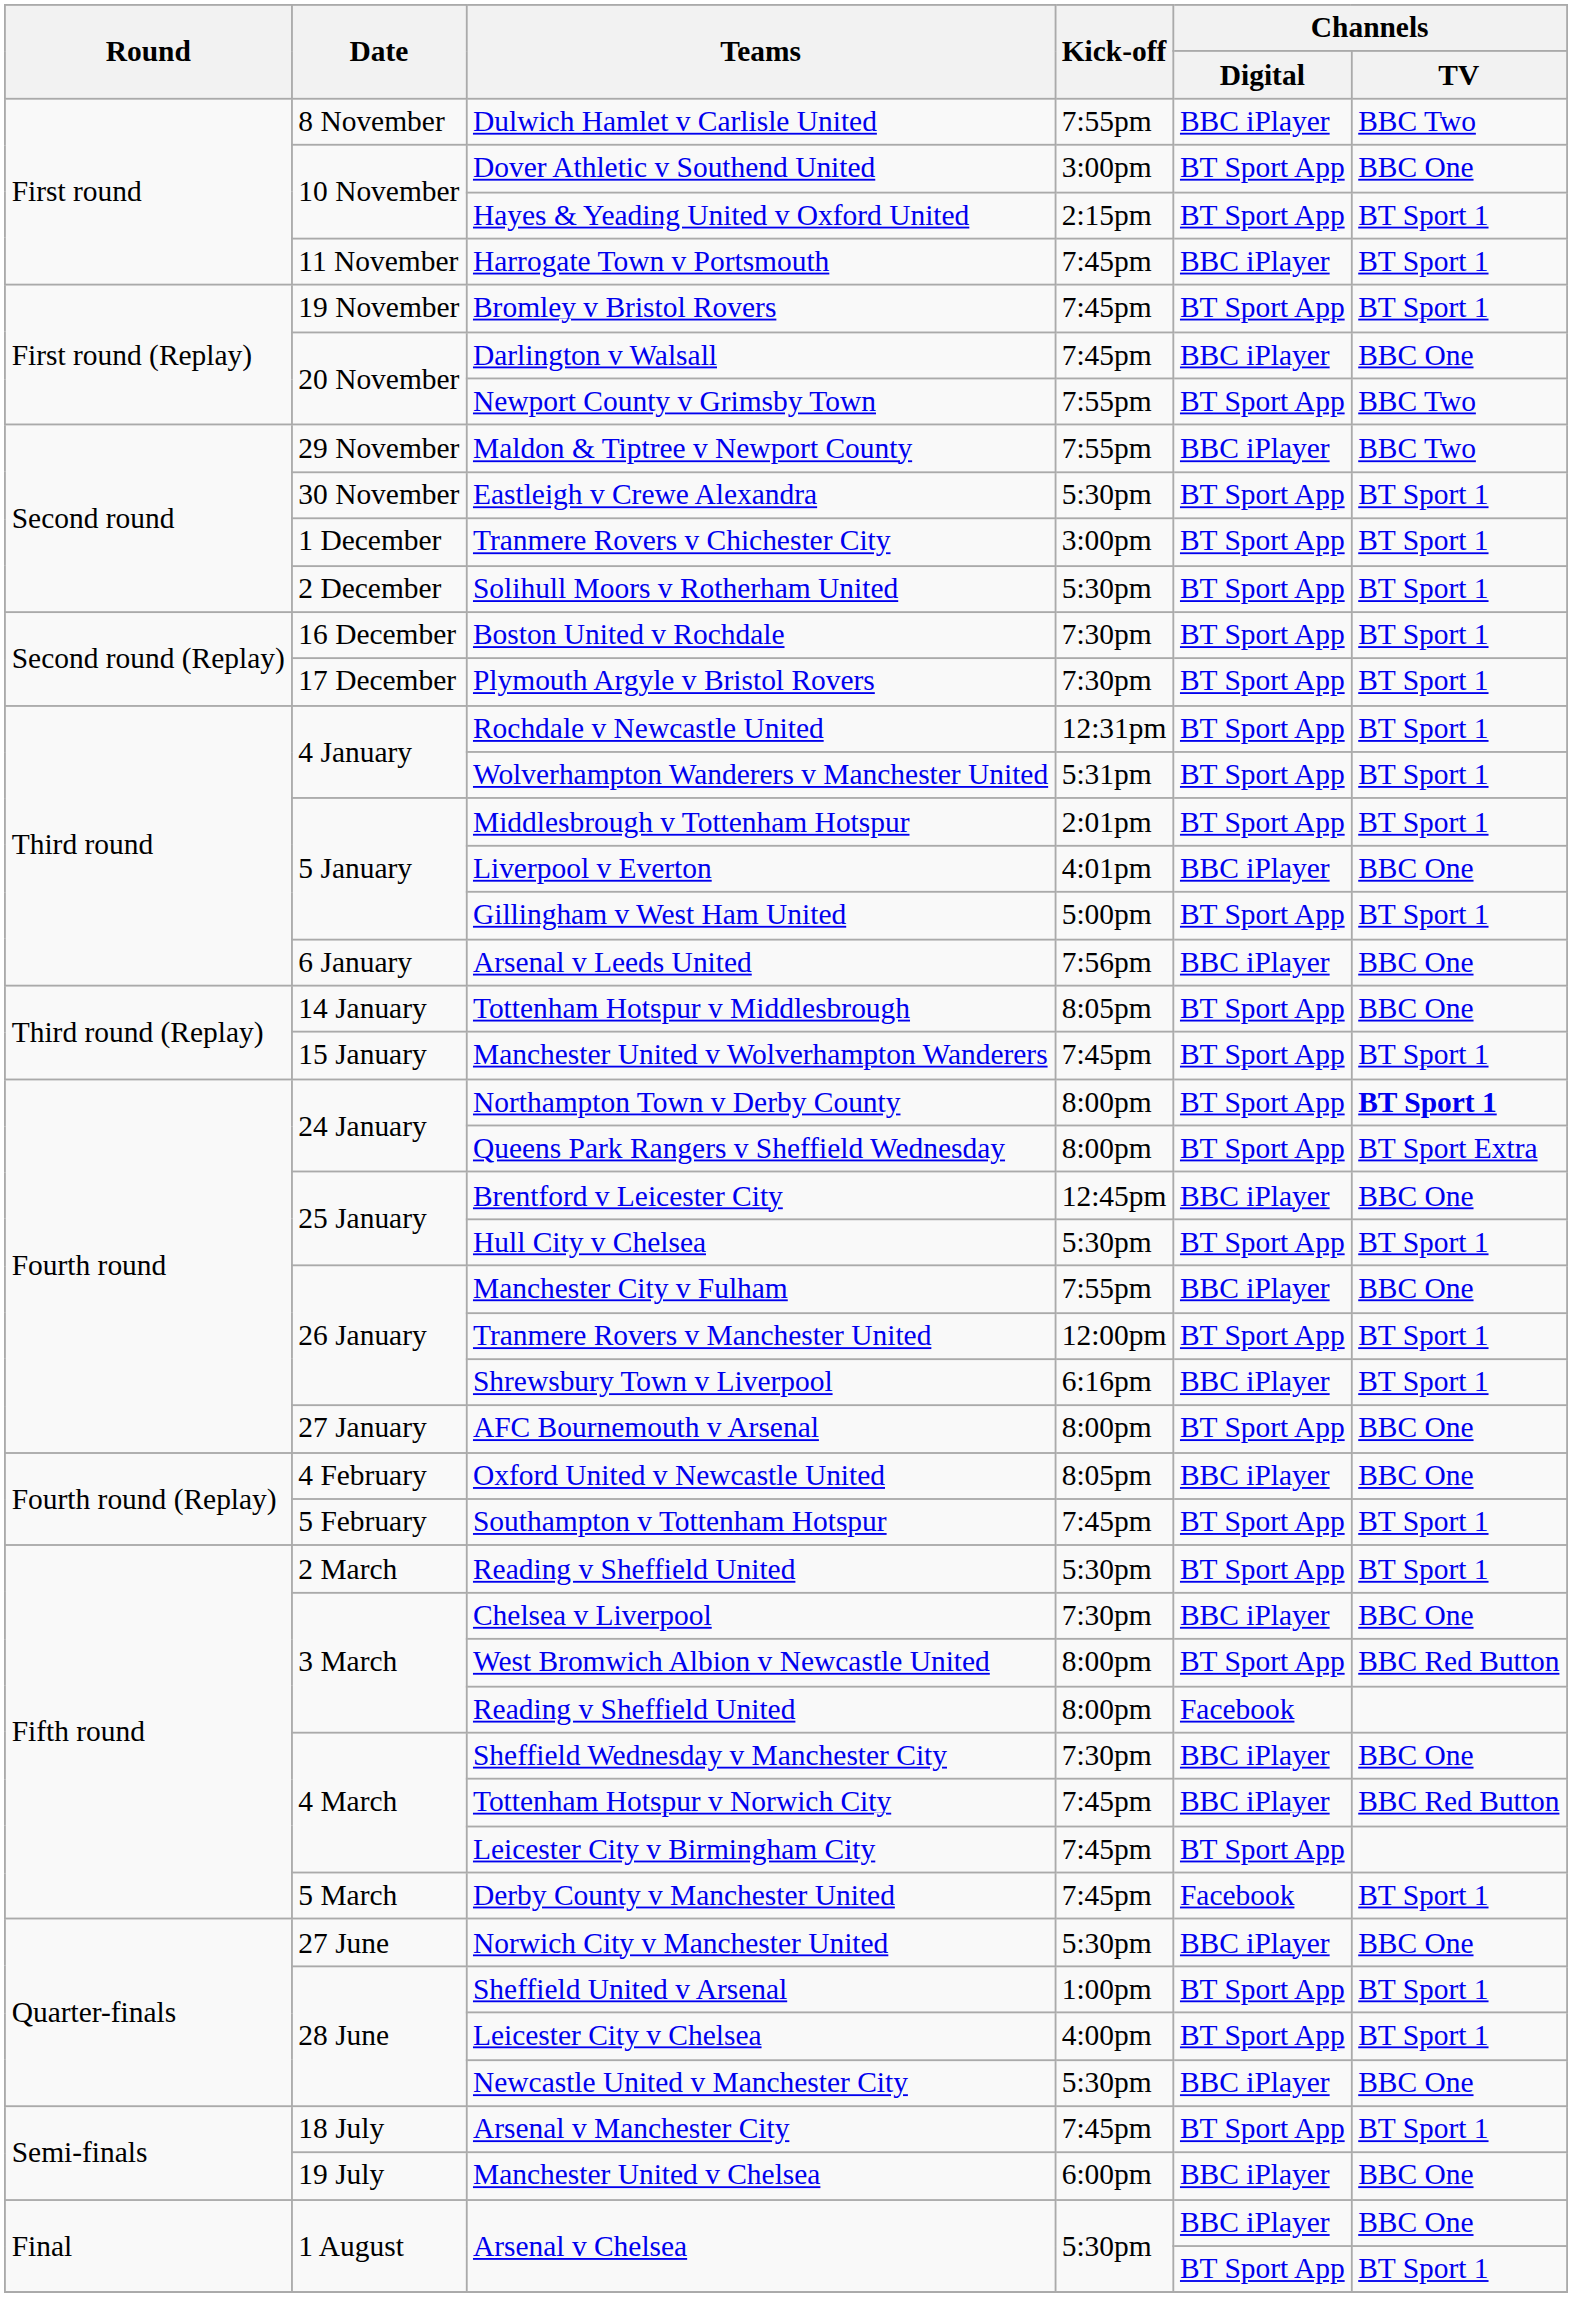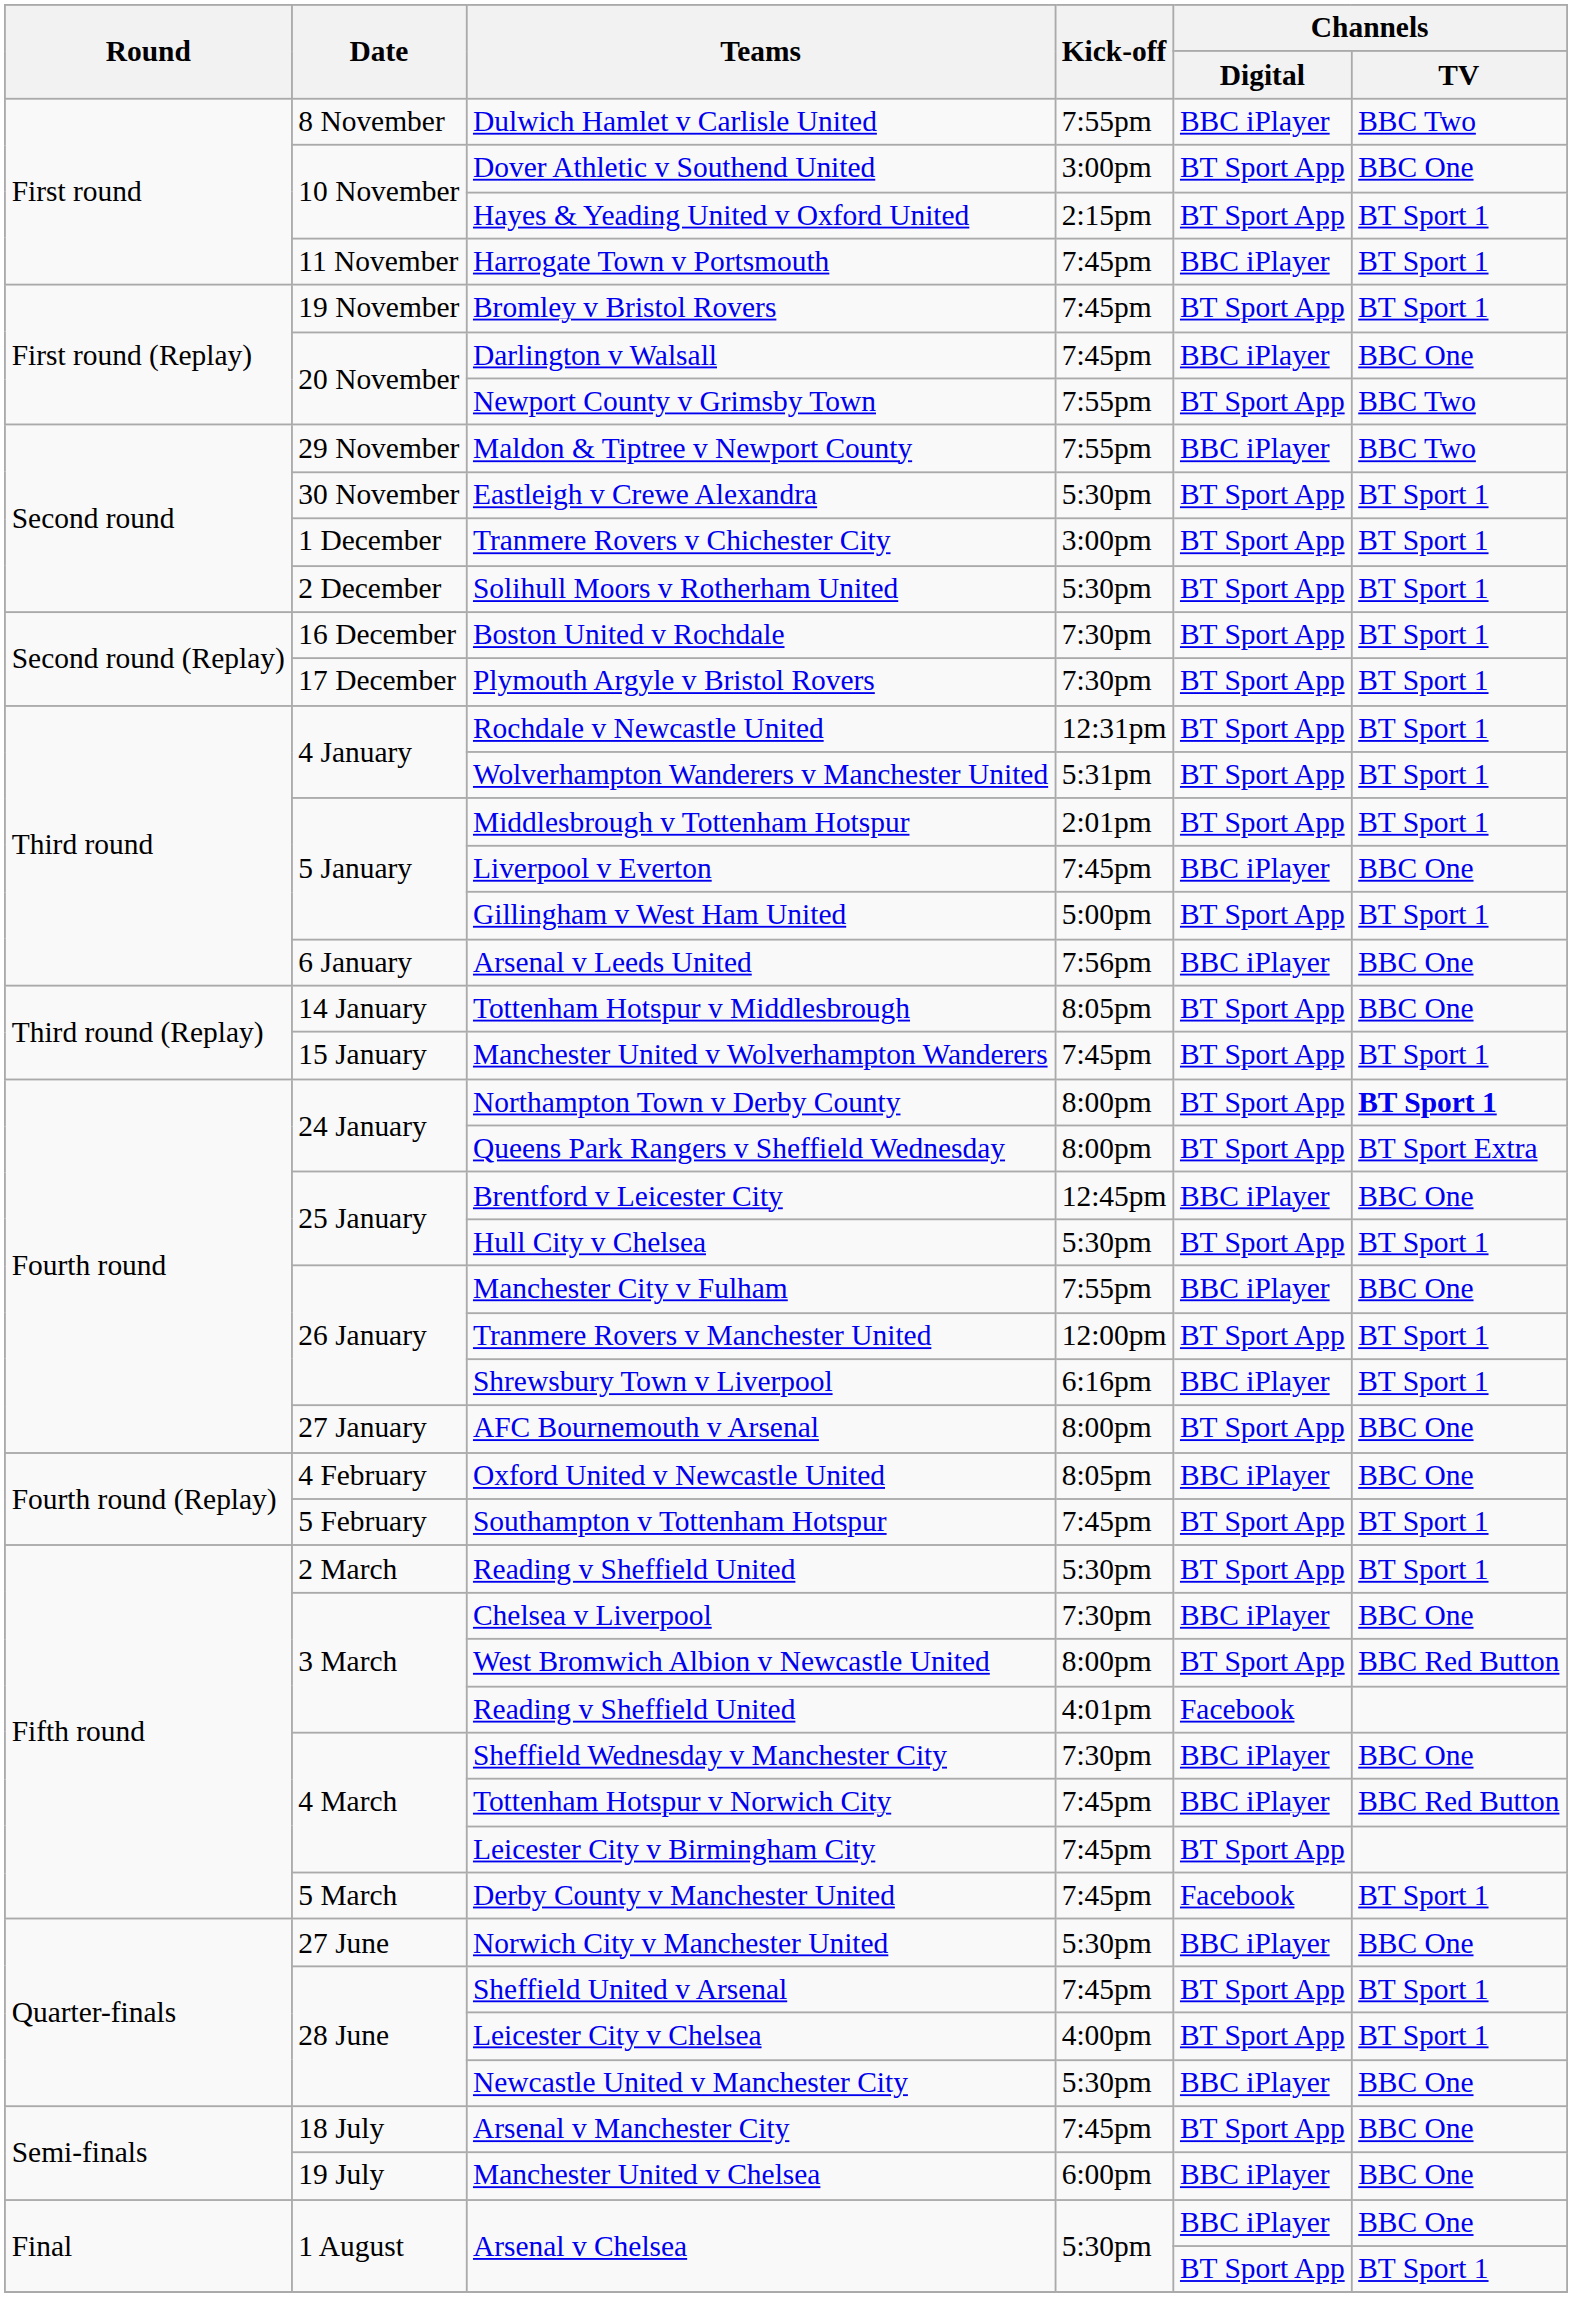(1107, 868) 4:01pm -> (1107, 868) 7:45pm
(1107, 1708) 8:00pm -> (1107, 1708) 4:01pm
(1107, 1988) 1:00pm -> (1107, 1988) 7:45pm
(1423, 2128) BT Sport 1 -> (1416, 2128) BBC One
